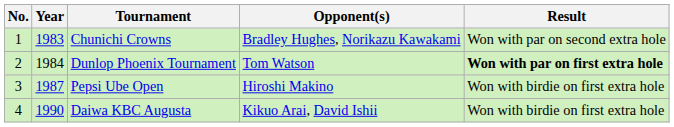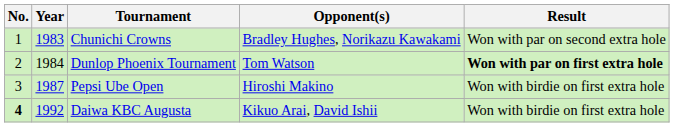(18, 110) normal -> (18, 110) bold
(50, 110) 1990 -> (50, 110) 1992
